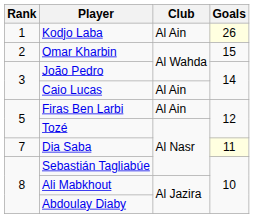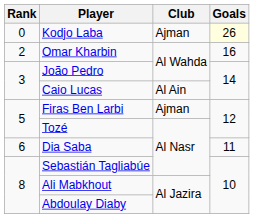(22, 33) 1 -> (22, 33) 0
(171, 33) Al Ain -> (172, 33) Ajman
(229, 52) 15 -> (229, 52) 16
(171, 109) Al Ain -> (172, 109) Ajman
(22, 147) 7 -> (22, 147) 6
(229, 147) lightyellow background -> (229, 147) no background
